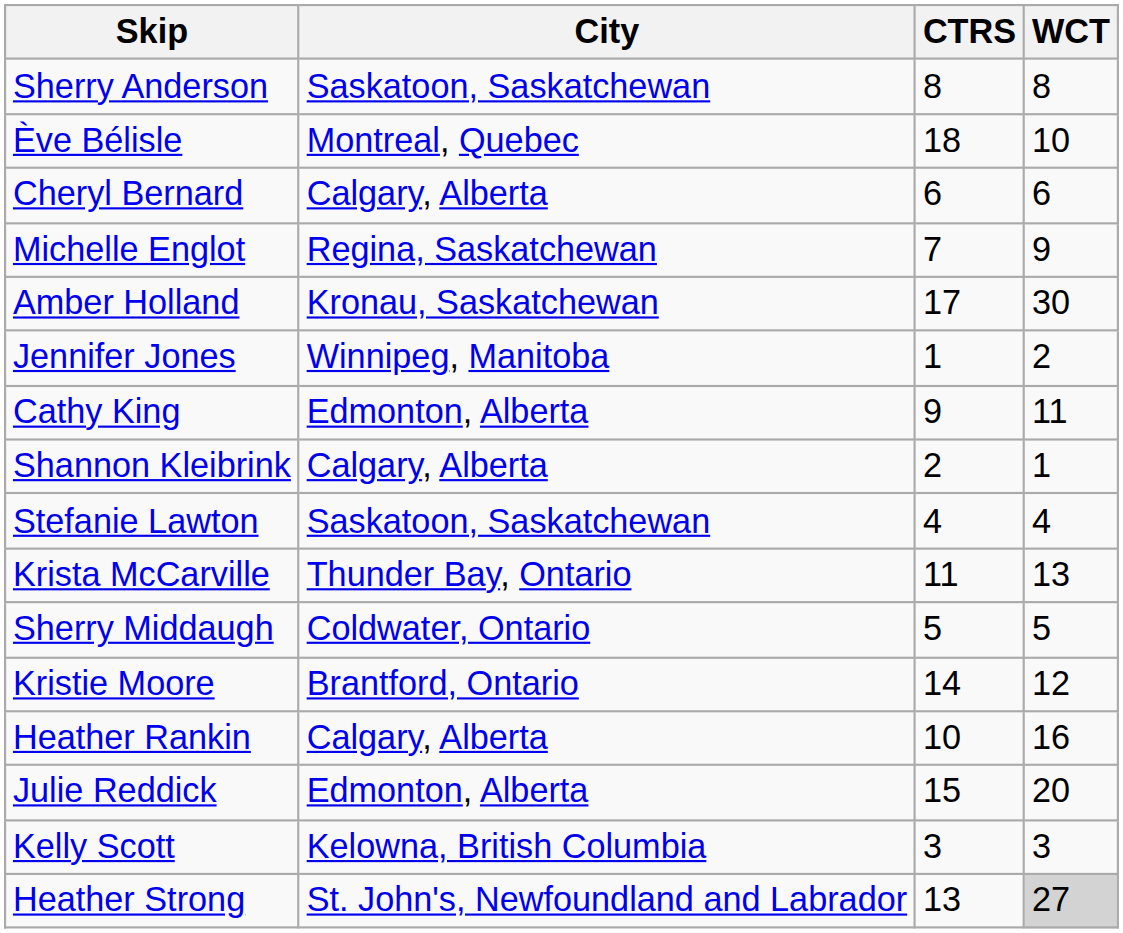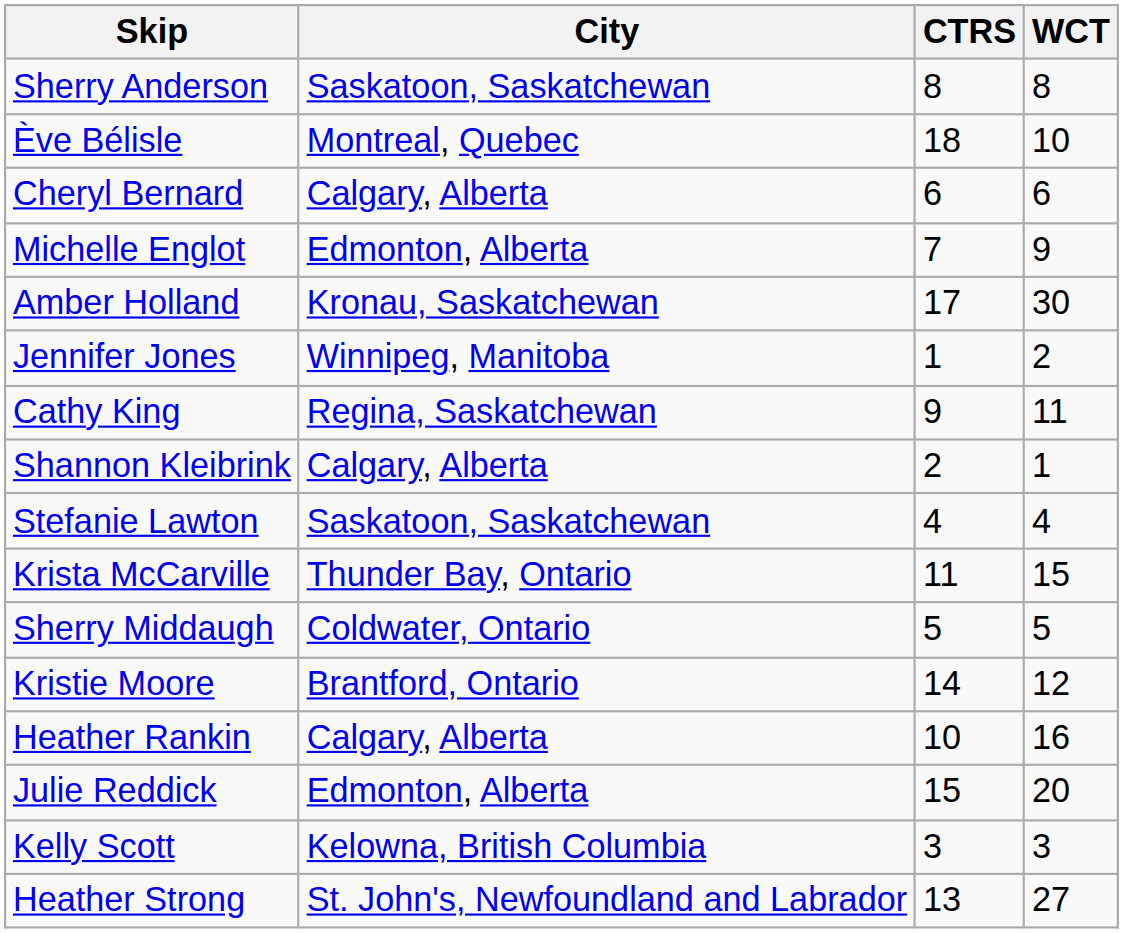(482, 248) Regina, Saskatchewan -> (448, 248) Edmonton, Alberta
(448, 411) Edmonton, Alberta -> (482, 411) Regina, Saskatchewan
(1051, 574) 13 -> (1051, 574) 15
(1051, 900) lightgrey background -> (1051, 900) no background
